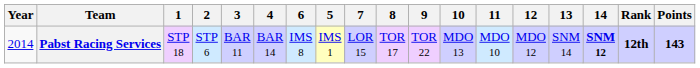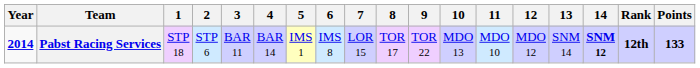columns swapped: (330, 15) <-> (301, 15)
(20, 44) normal -> (20, 44) bold
(675, 44) 143 -> (675, 44) 133
